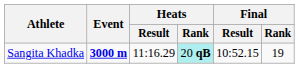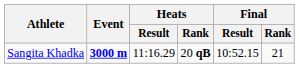(196, 53) paleturquoise background -> (196, 53) no background
(278, 53) 19 -> (278, 53) 21
